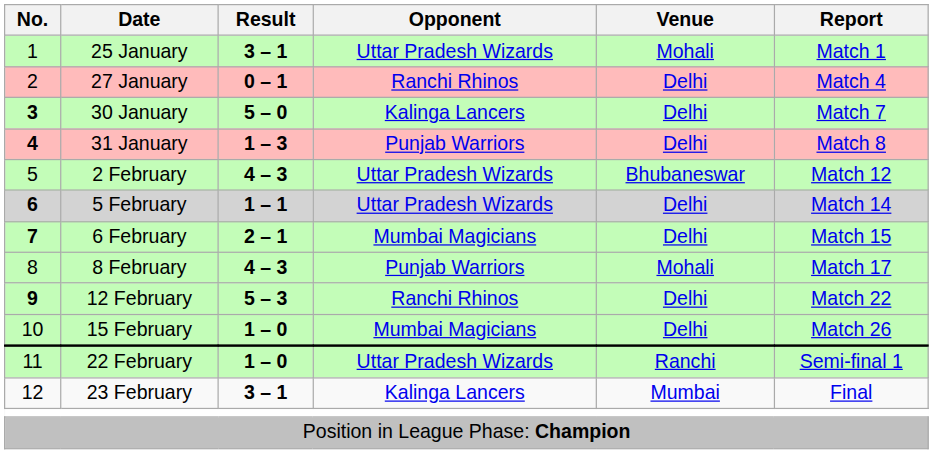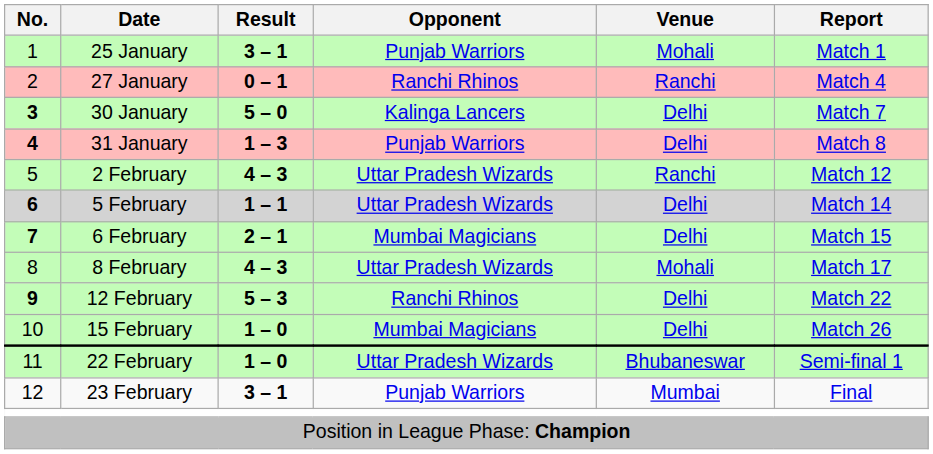(455, 50) Uttar Pradesh Wizards -> (455, 50) Punjab Warriors
(685, 81) Delhi -> (685, 81) Ranchi
(685, 174) Bhubaneswar -> (685, 174) Ranchi
(455, 267) Punjab Warriors -> (455, 267) Uttar Pradesh Wizards
(685, 361) Ranchi -> (685, 361) Bhubaneswar
(455, 392) Kalinga Lancers -> (455, 392) Punjab Warriors
